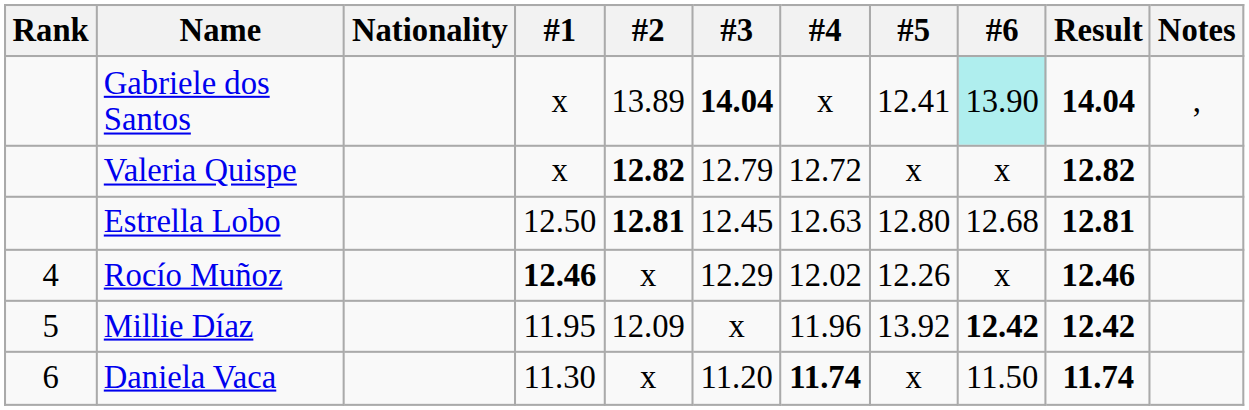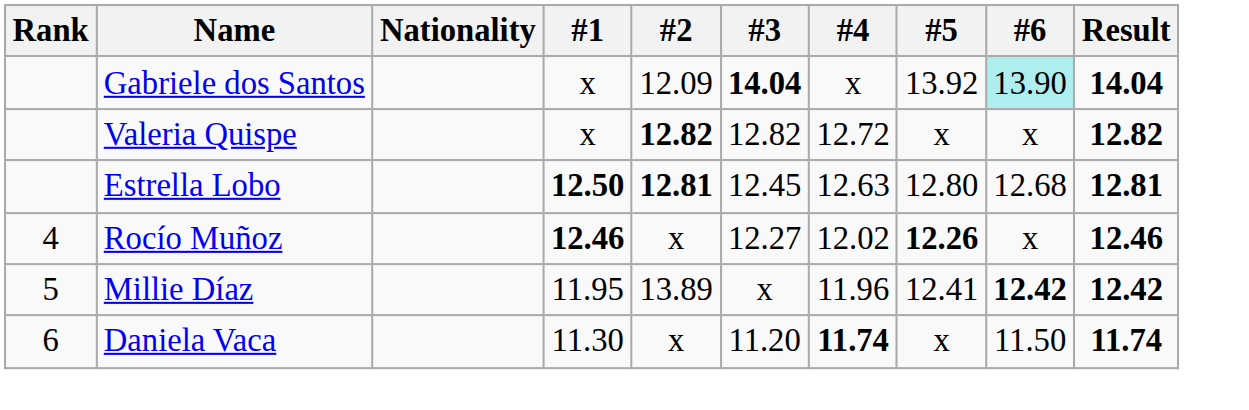- column: (1197, 30)
(648, 100) 13.89 -> (676, 82) 12.09
(914, 100) 12.41 -> (942, 82) 13.92
(737, 170) 12.79 -> (765, 133) 12.82
(560, 222) normal -> (588, 185) bold
(737, 274) 12.29 -> (765, 237) 12.27
(914, 274) normal -> (942, 237) bold
(648, 325) 12.09 -> (676, 289) 13.89
(914, 325) 13.92 -> (942, 289) 12.41
